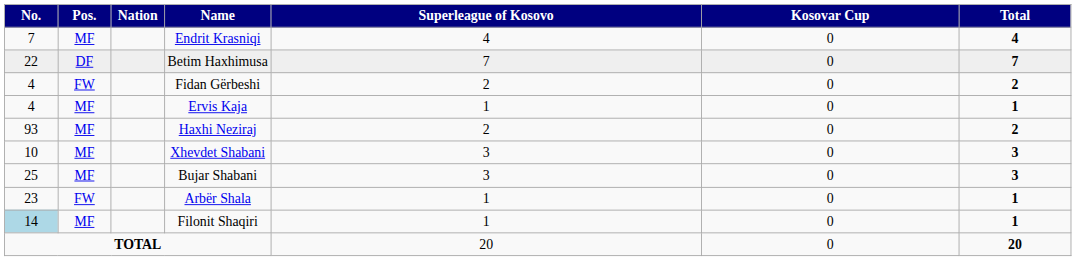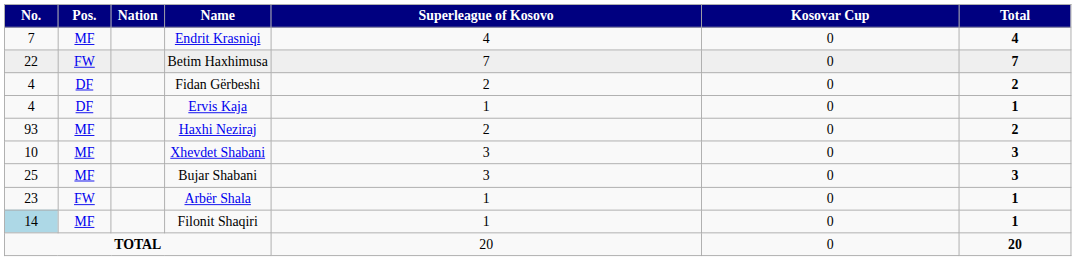(84, 61) DF -> (84, 61) FW
(84, 84) FW -> (84, 84) DF
(84, 107) MF -> (84, 107) DF
